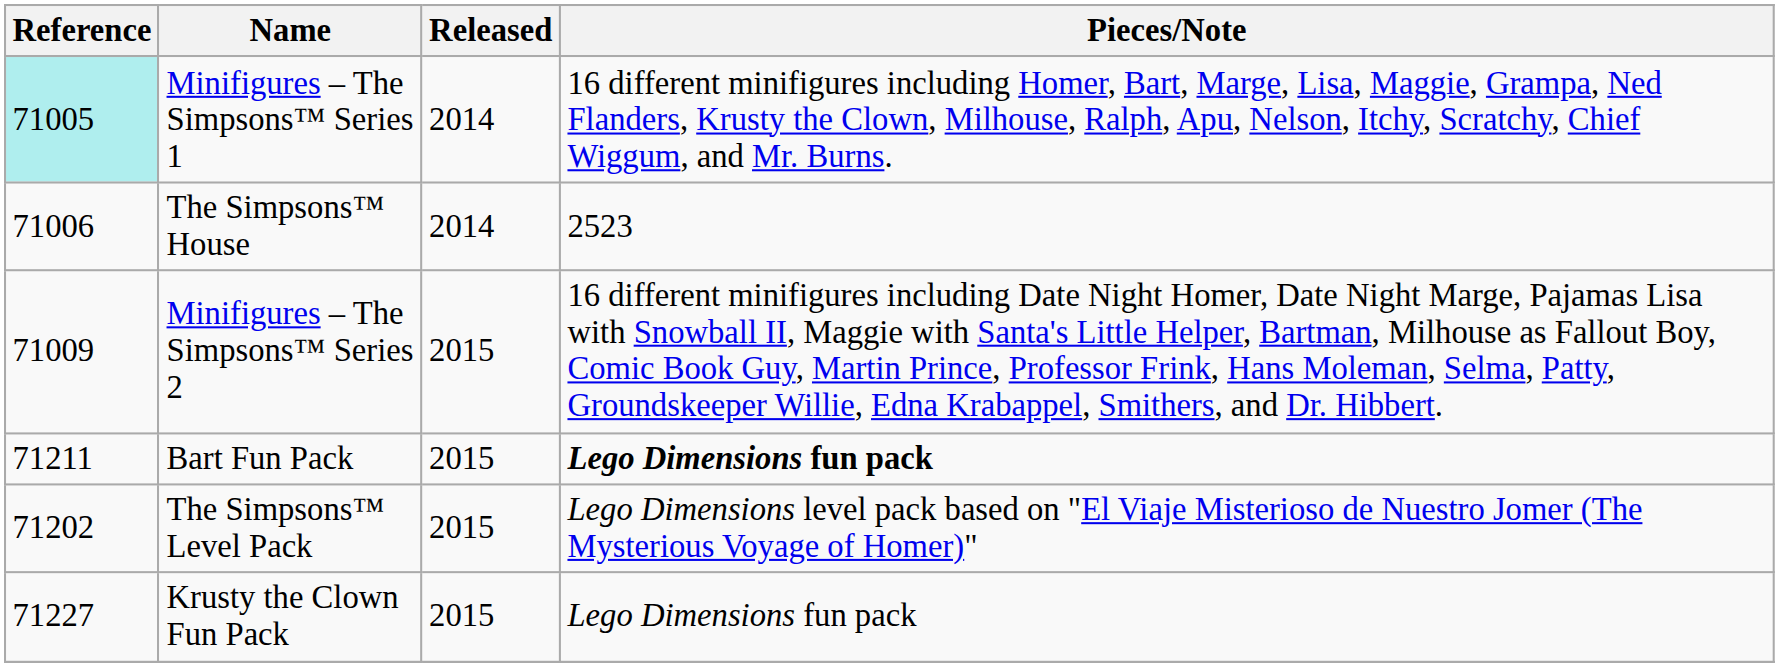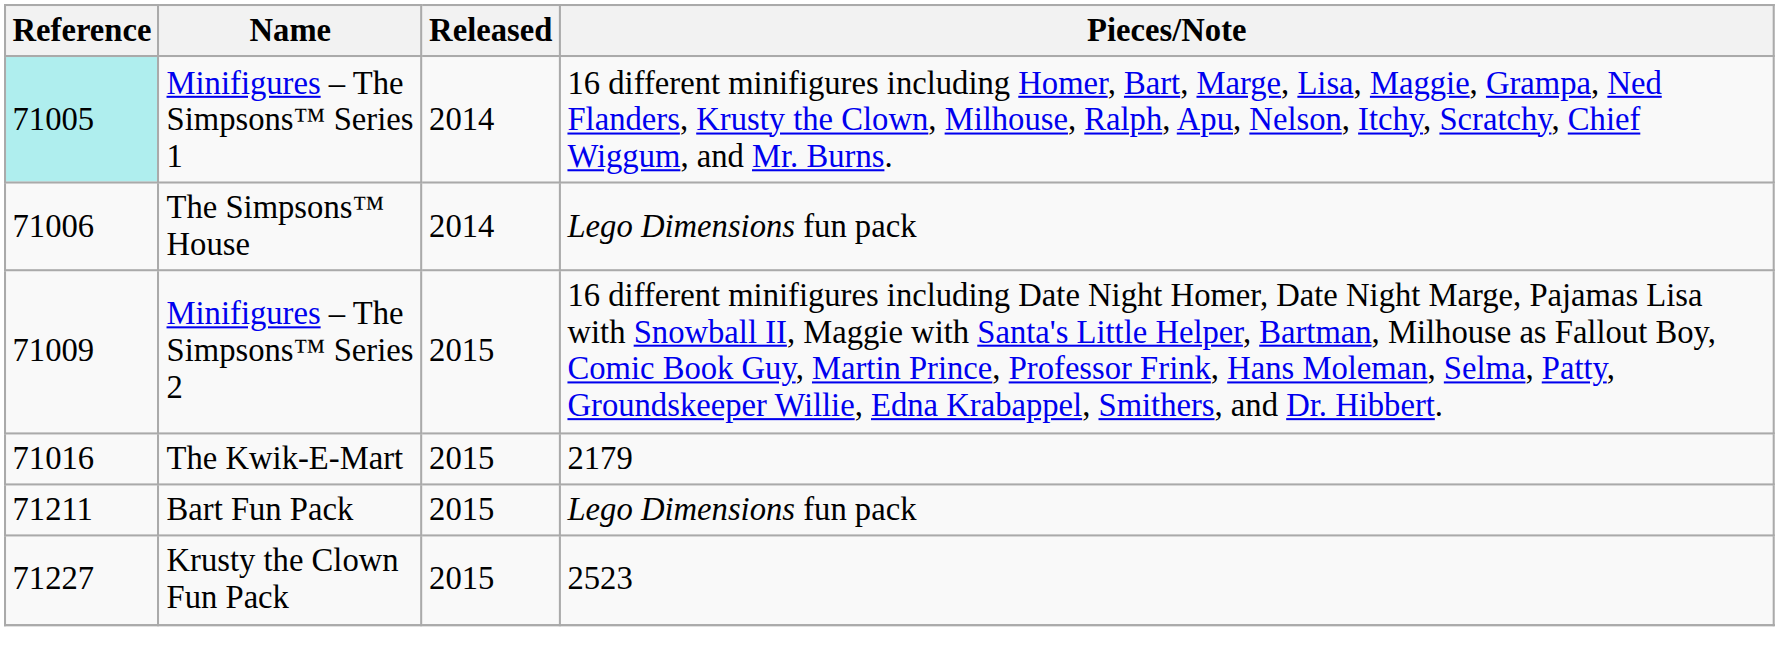(600, 225) 2523 -> (742, 225) Lego Dimensions fun pack
+ row: (285, 457)
(750, 457) bold -> (742, 509) normal
- row: (275, 527)
(742, 616) Lego Dimensions fun pack -> (600, 579) 2523
